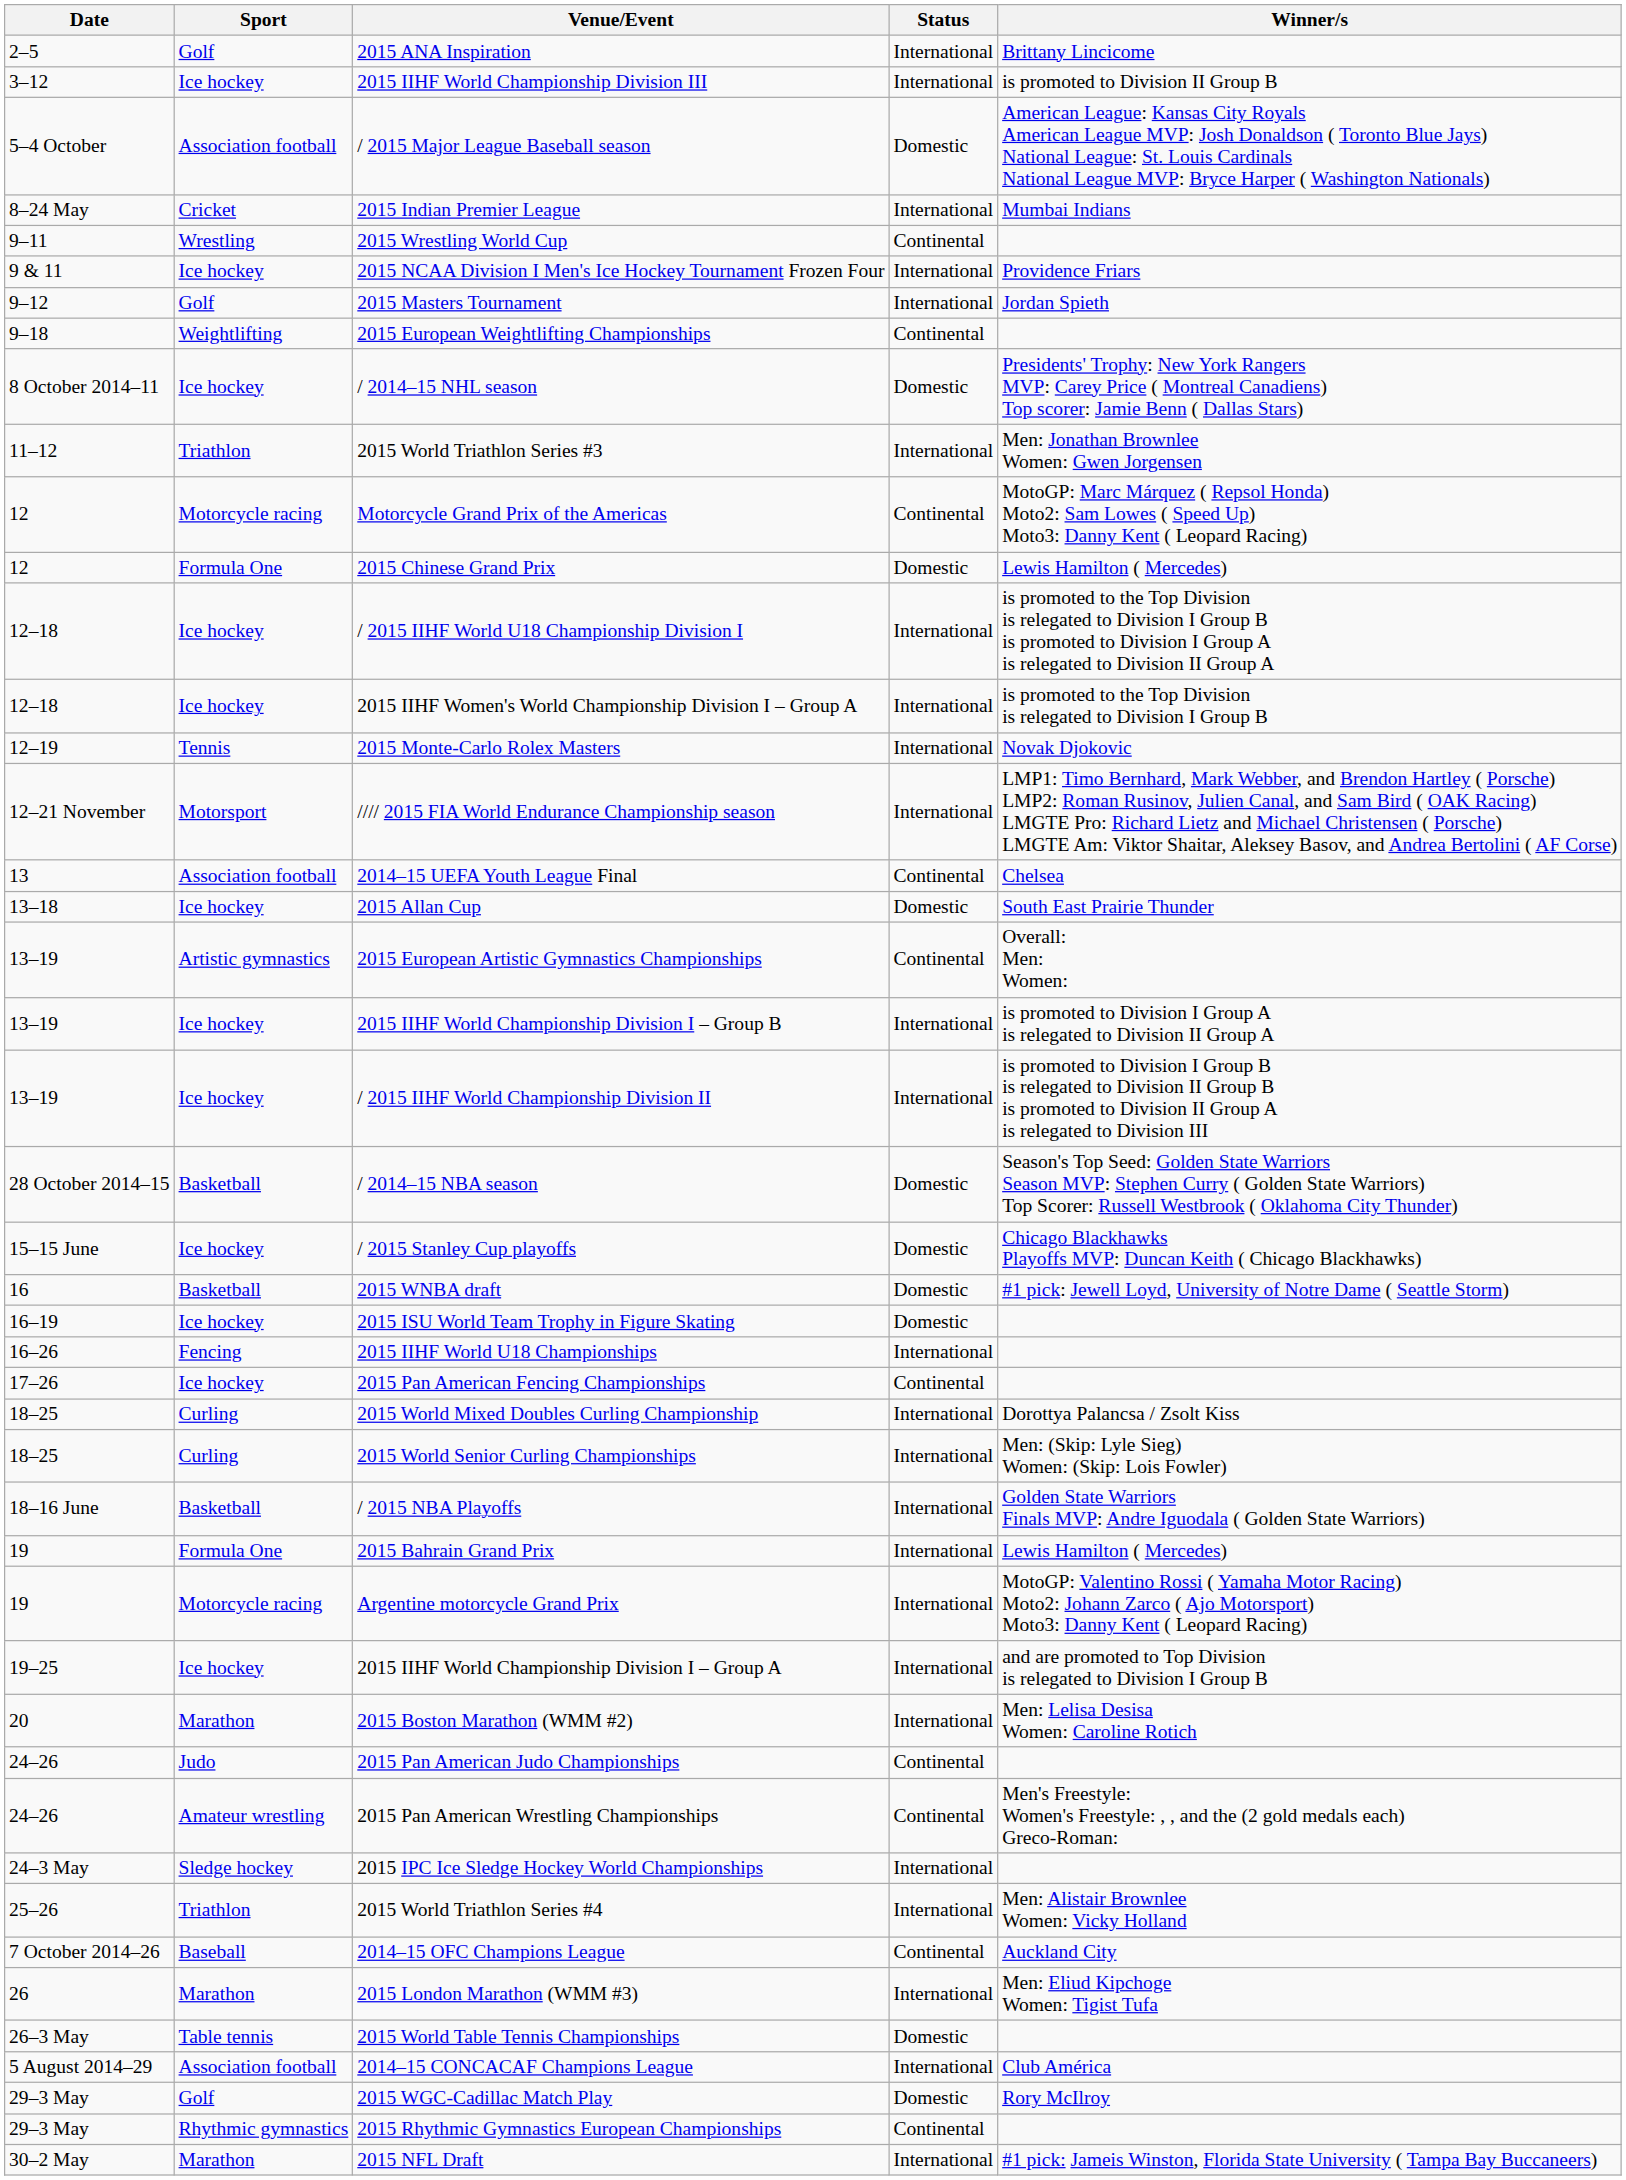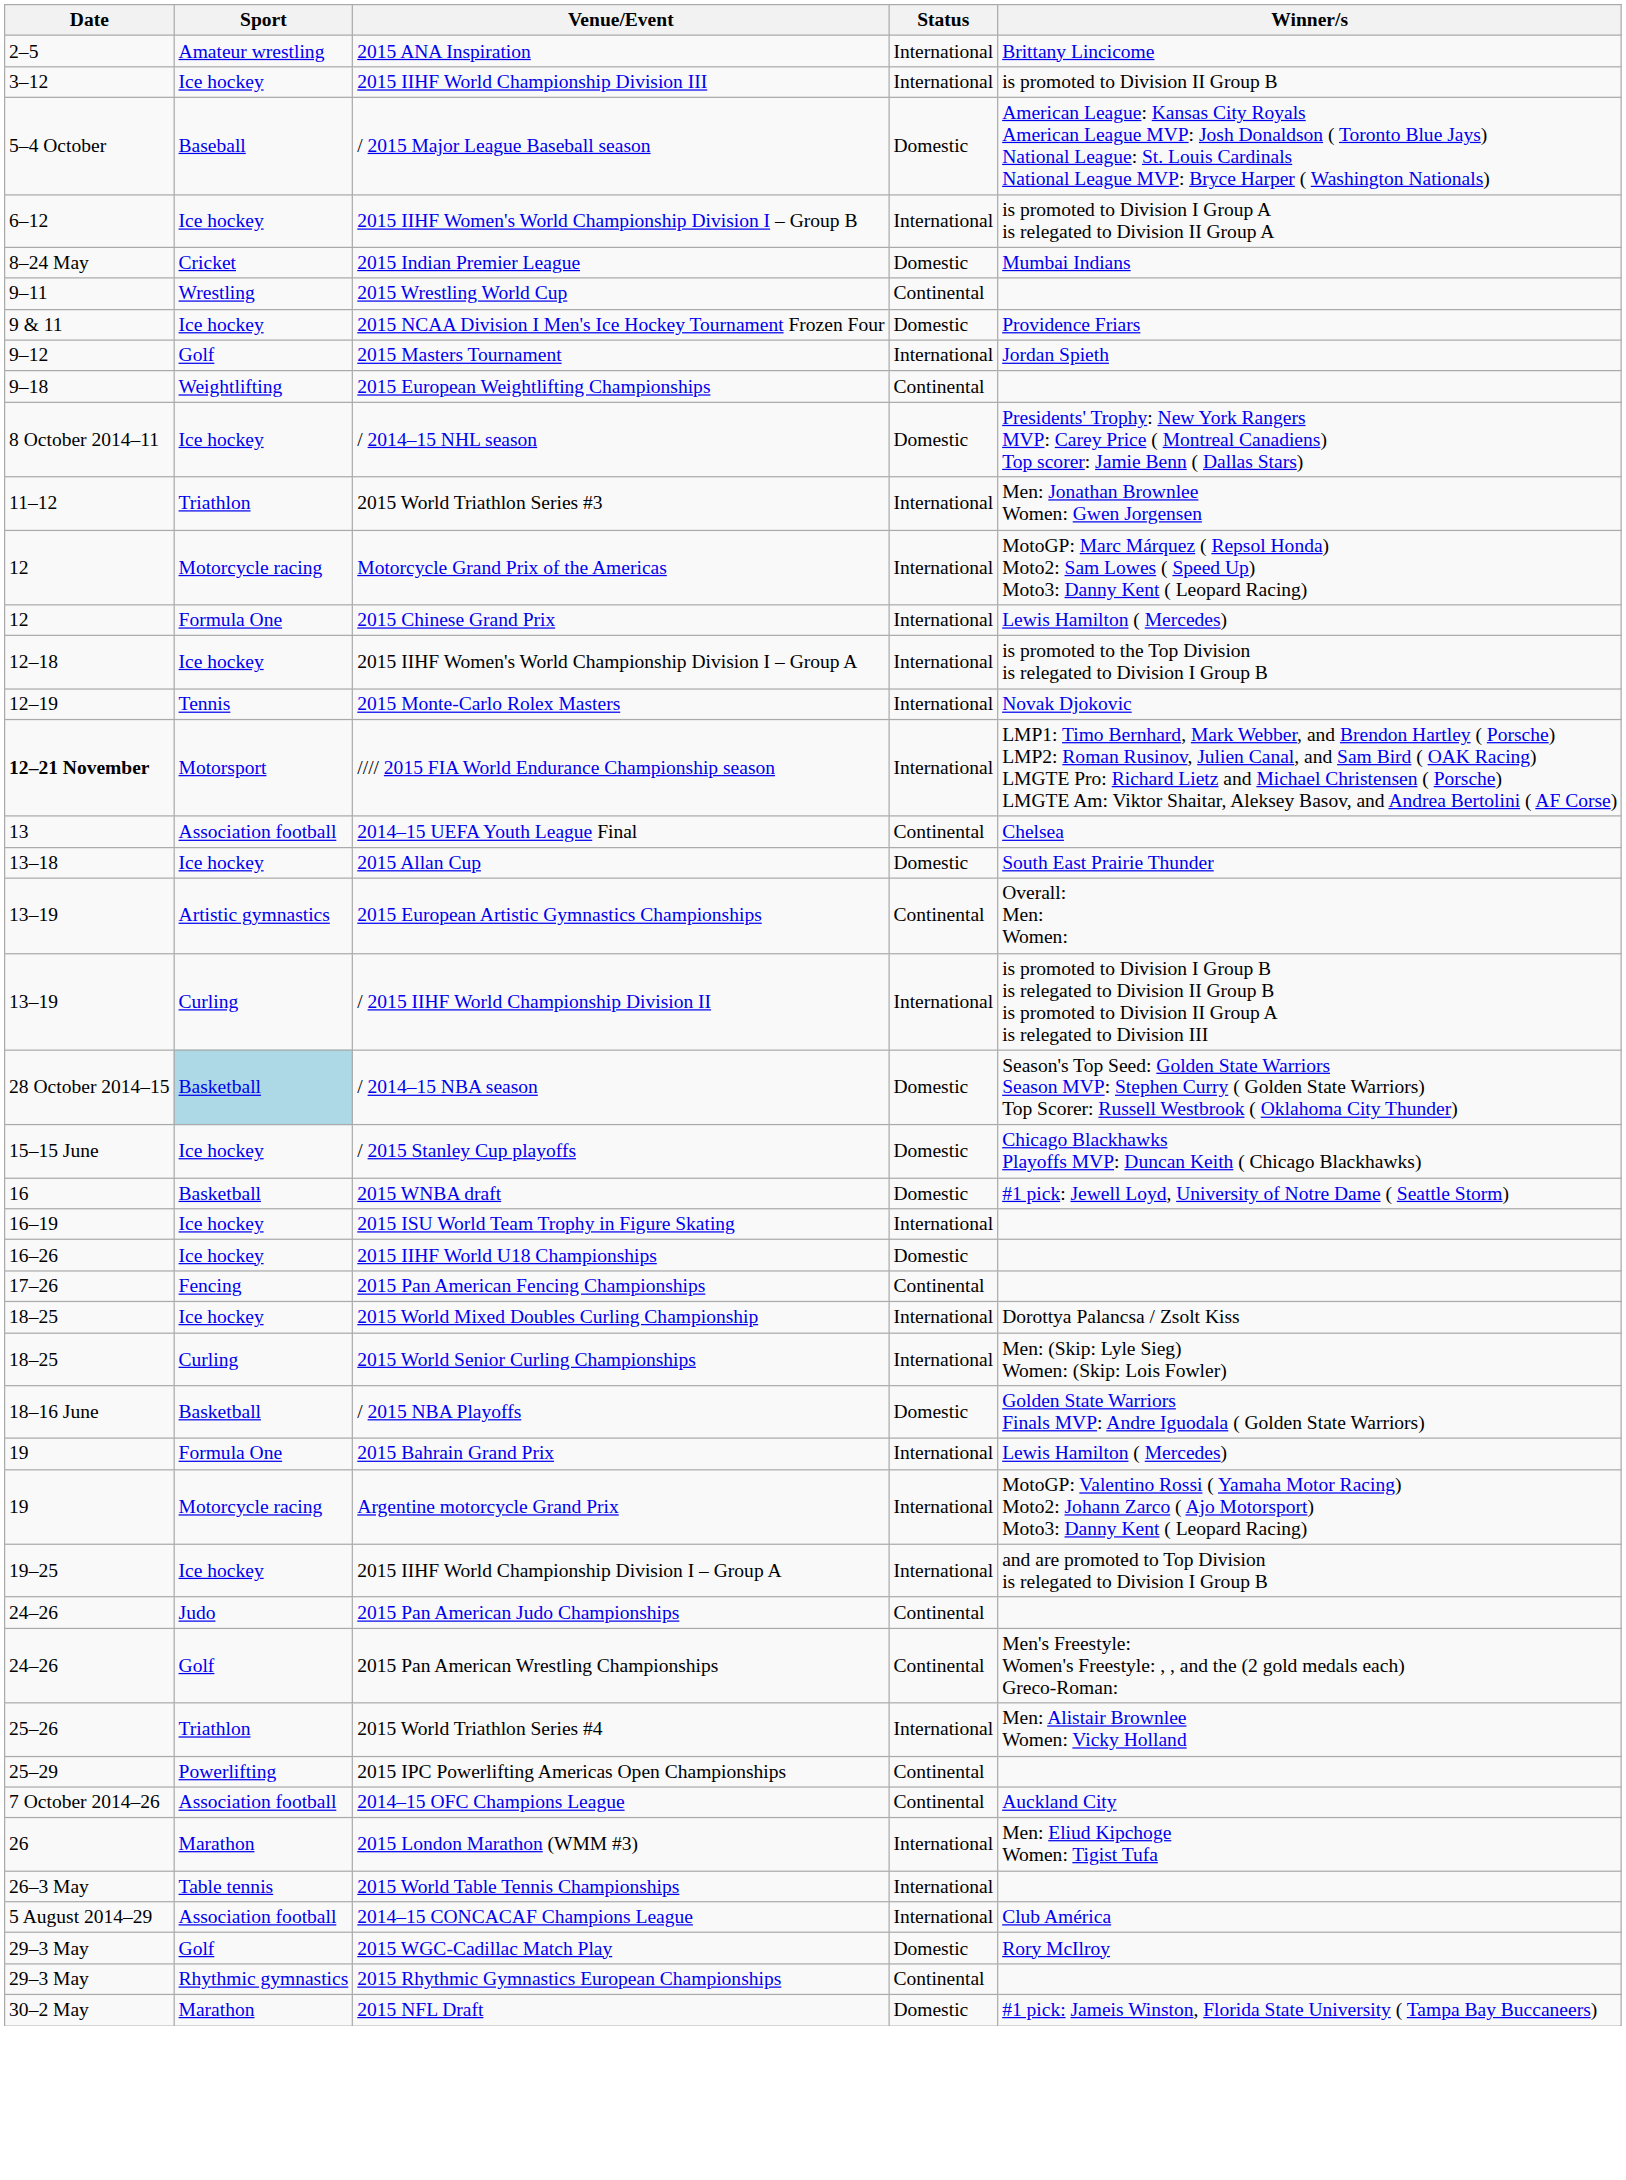(196, 50) Golf -> (251, 50) Amateur wrestling
(257, 145) Association football -> (212, 145) Baseball
+ row: (607, 220)
(943, 209) International -> (931, 262) Domestic
(943, 271) International -> (931, 324) Domestic
(939, 514) Continental -> (943, 567) International
(931, 567) Domestic -> (943, 620) International
- row: (550, 631)
(77, 811) normal -> (79, 767) bold
- row: (569, 1023)
(221, 1098) Ice hockey -> (208, 1001) Curling
(220, 1184) no background -> (220, 1087) lightblue background
(931, 1320) Domestic -> (943, 1224) International
(210, 1351) Fencing -> (221, 1255) Ice hockey
(943, 1351) International -> (931, 1255) Domestic
(221, 1382) Ice hockey -> (210, 1286) Fencing
(208, 1413) Curling -> (221, 1316) Ice hockey
(943, 1508) International -> (931, 1411) Domestic
- row: (495, 1720)
(251, 1815) Amateur wrestling -> (196, 1665) Golf
- row: (560, 1868)
+ row: (572, 1771)
(212, 1952) Baseball -> (257, 1802) Association football
(931, 2035) Domestic -> (943, 1886) International
(943, 2159) International -> (931, 2009) Domestic
